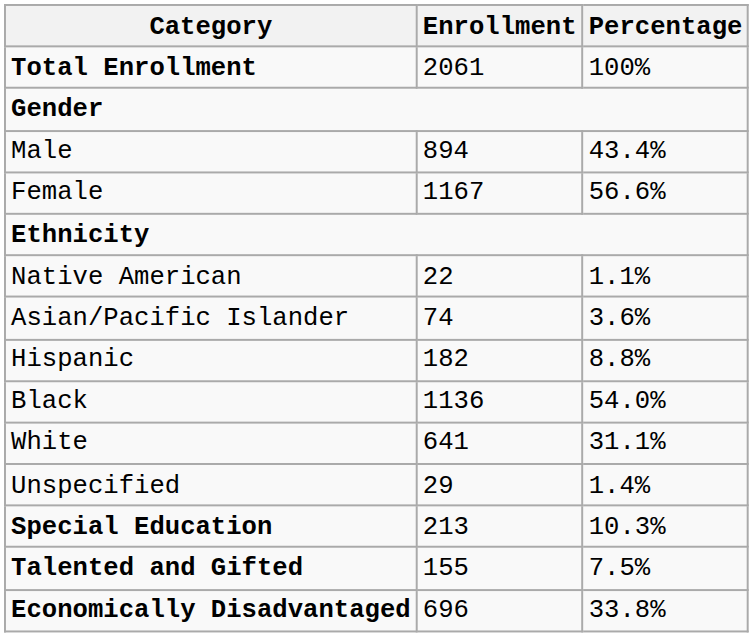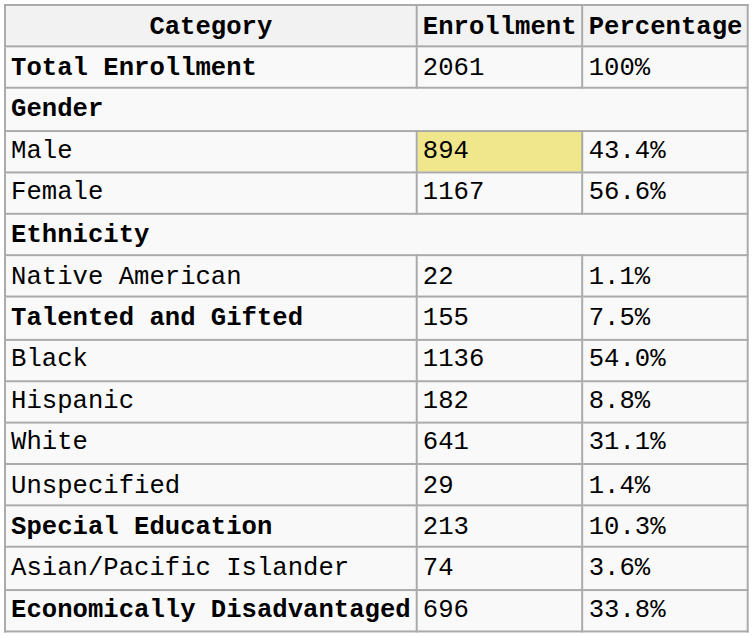(446, 151) no background -> (446, 151) khaki background
rows swapped: (180, 318) <-> (157, 568)
rows swapped: (50, 402) <-> (73, 360)
